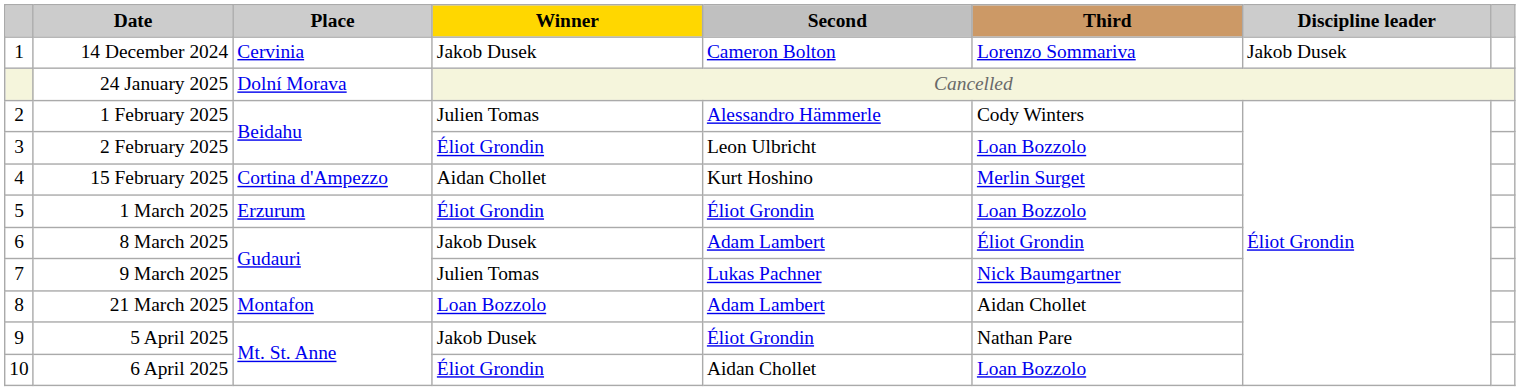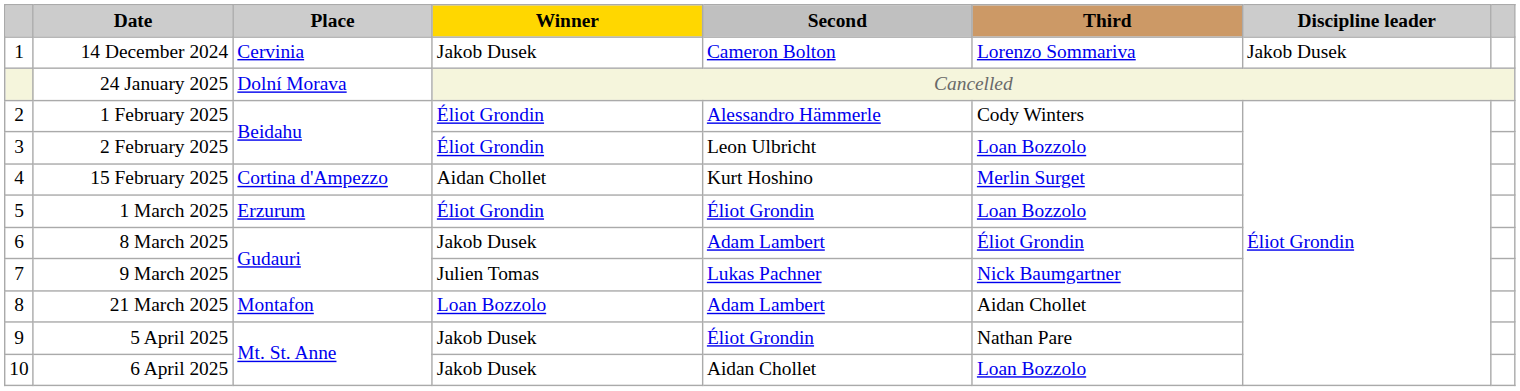(488, 115) Julien Tomas -> (490, 115) Éliot Grondin
(490, 369) Éliot Grondin -> (487, 369) Jakob Dusek
